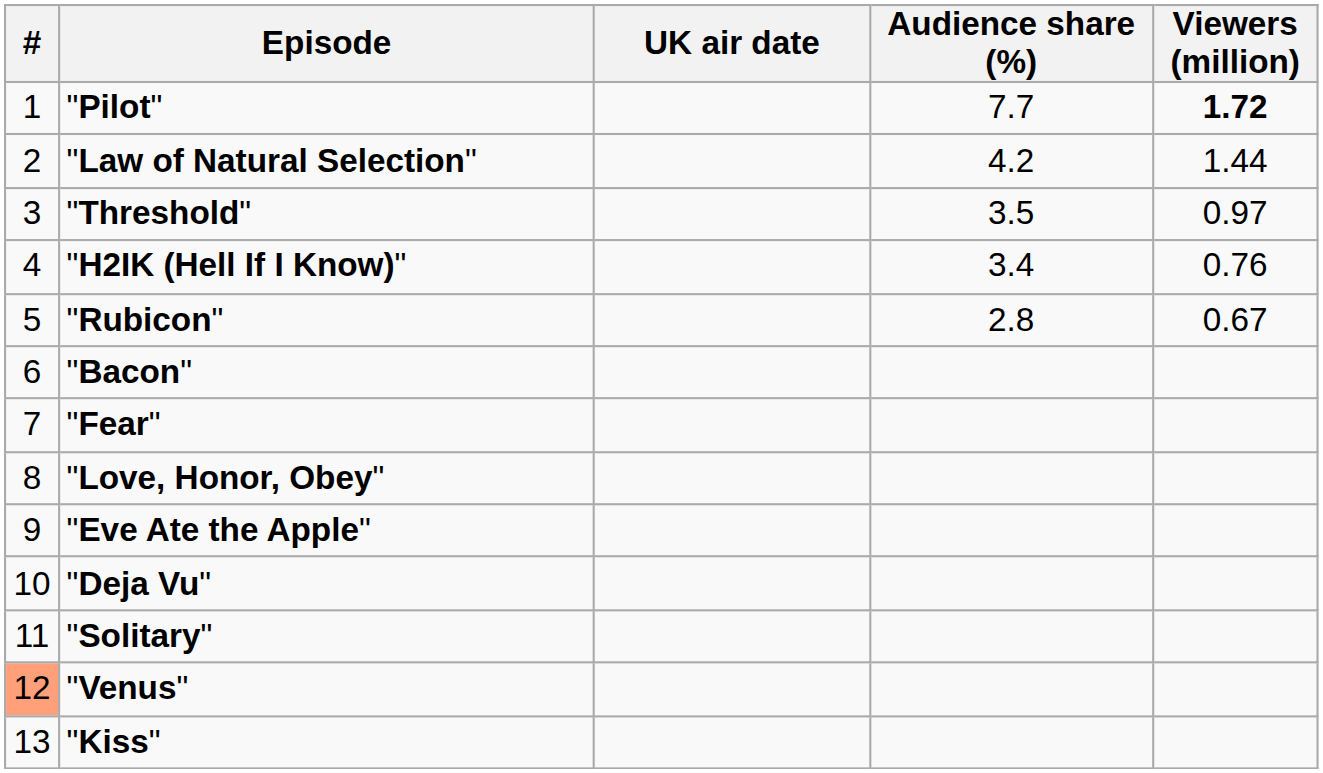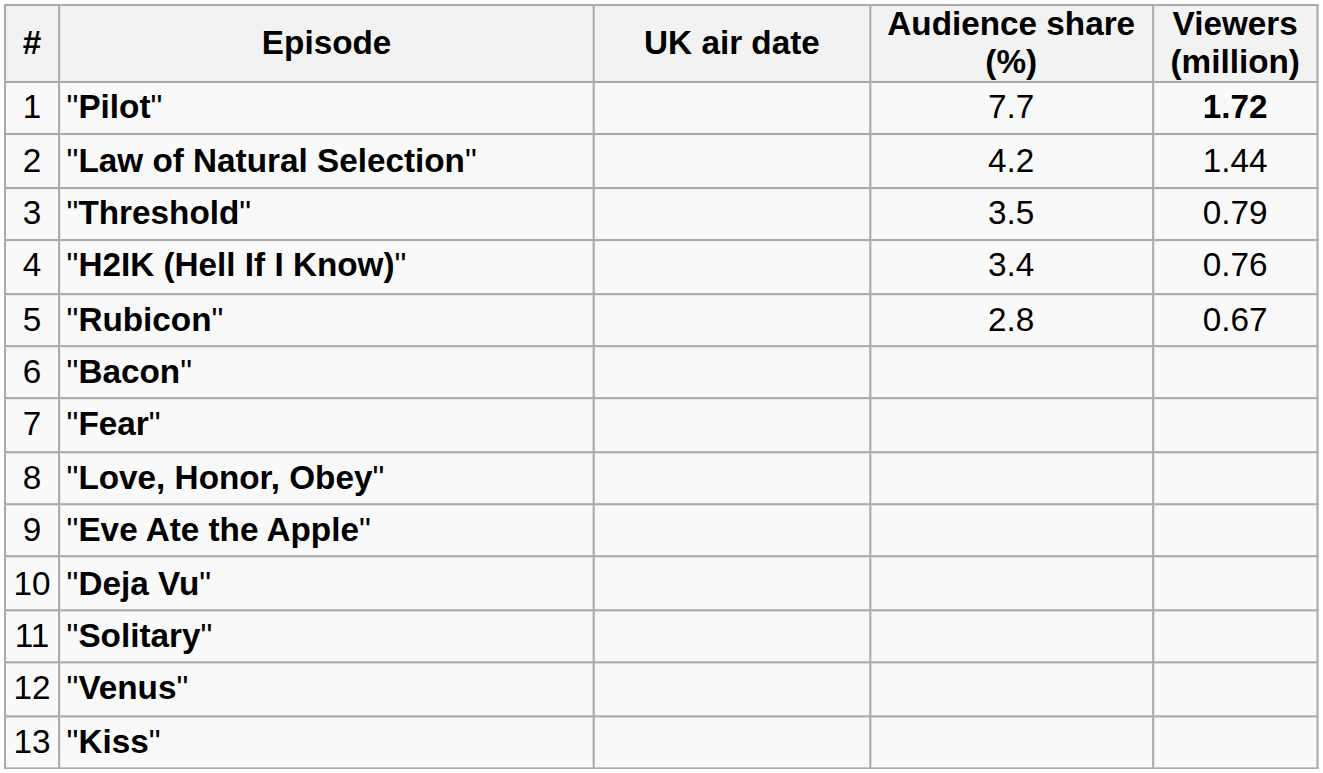(1235, 213) 0.97 -> (1235, 213) 0.79
(32, 688) lightsalmon background -> (32, 688) no background
